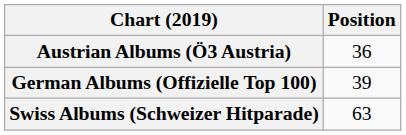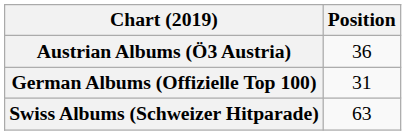(362, 82) 39 -> (362, 82) 31
